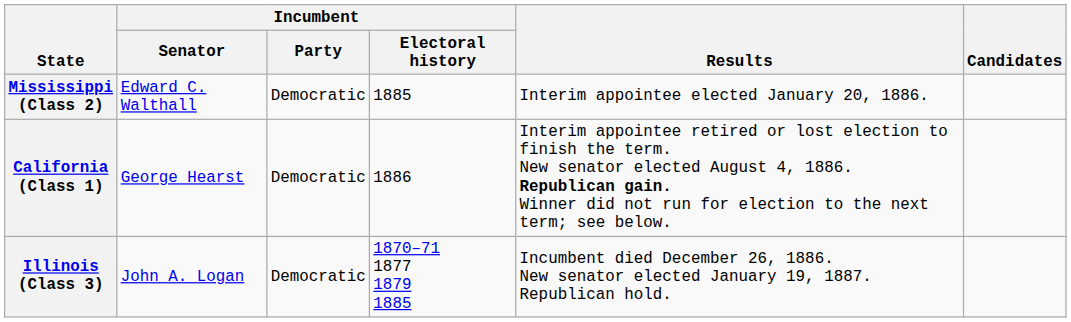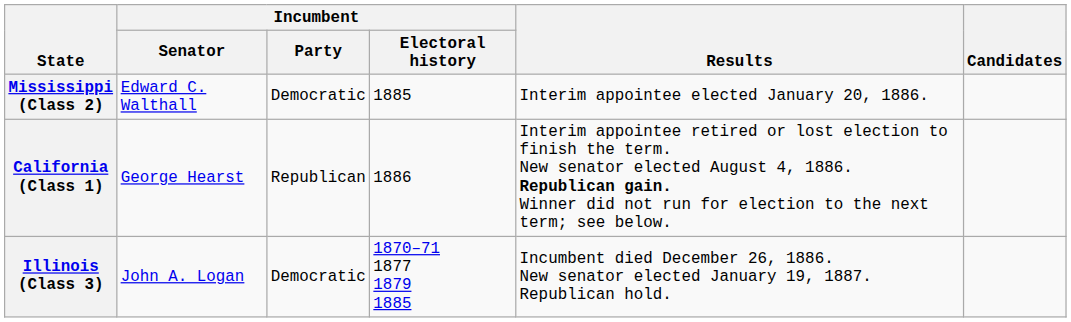(318, 177) Democratic -> (318, 177) Republican
